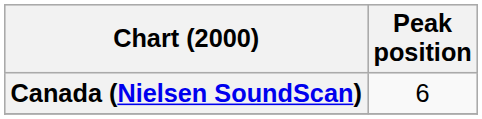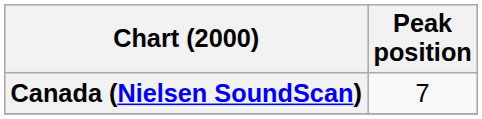(423, 93) 6 -> (423, 93) 7
